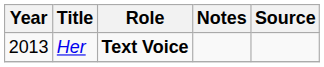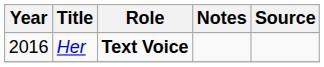(29, 47) 2013 -> (29, 47) 2016
